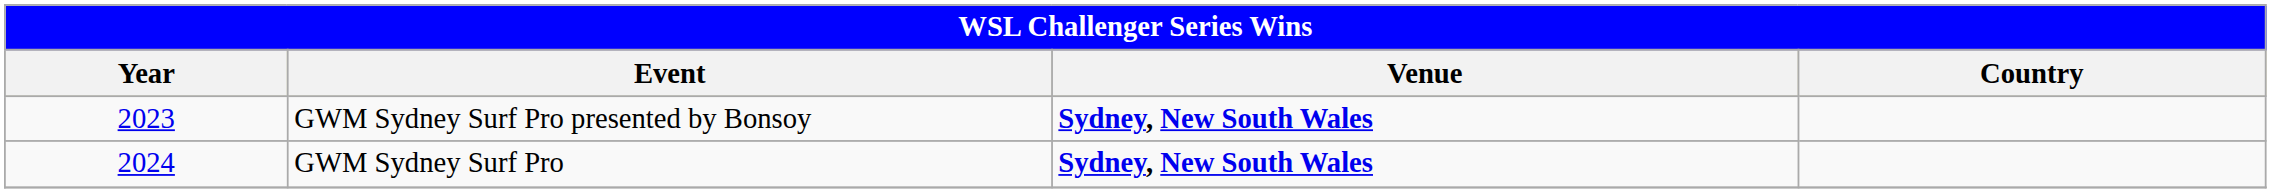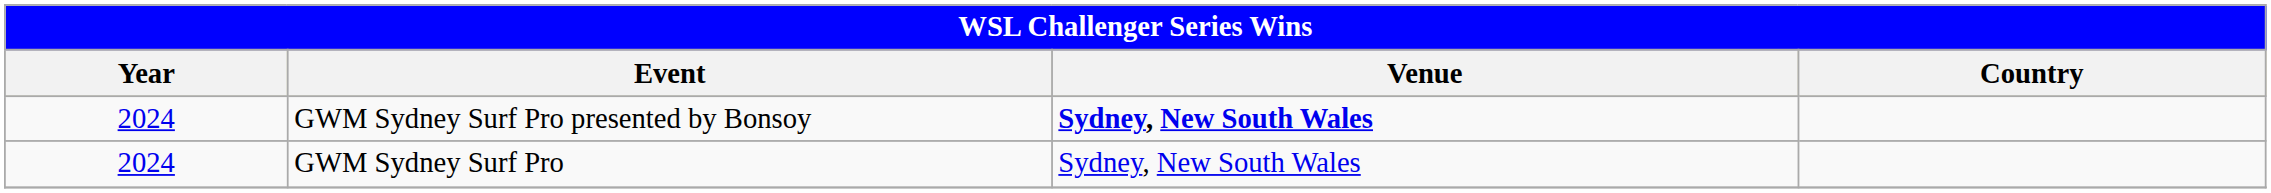(146, 118) 2023 -> (146, 118) 2024
(1216, 163) bold -> (1210, 163) normal
